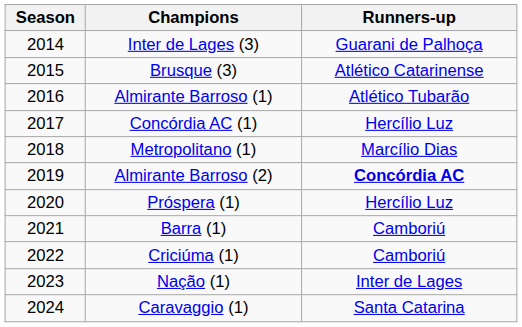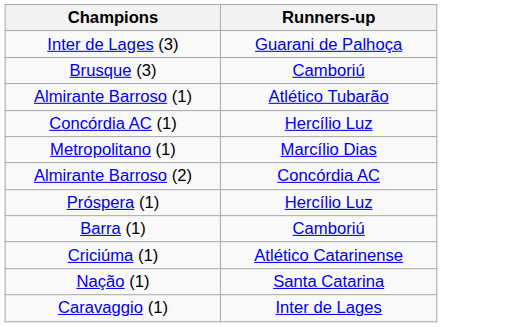- column: (45, 17)
(409, 70) Atlético Catarinense -> (329, 70) Camboriú
(409, 176) bold -> (329, 176) normal
(409, 255) Camboriú -> (329, 255) Atlético Catarinense
(409, 281) Inter de Lages -> (329, 281) Santa Catarina
(409, 307) Santa Catarina -> (329, 307) Inter de Lages
